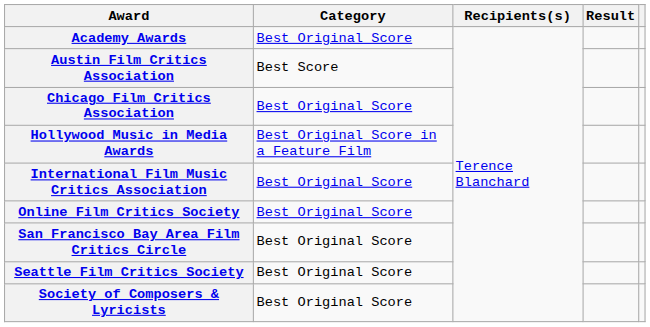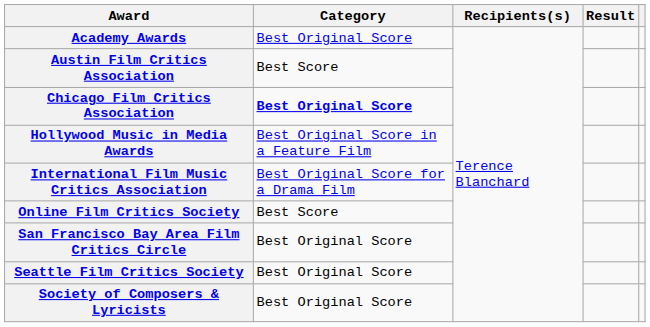(334, 106) normal -> (334, 106) bold
(334, 182) Best Original Score -> (351, 182) Best Original Score for a Drama Film
(334, 212) Best Original Score -> (297, 212) Best Score
